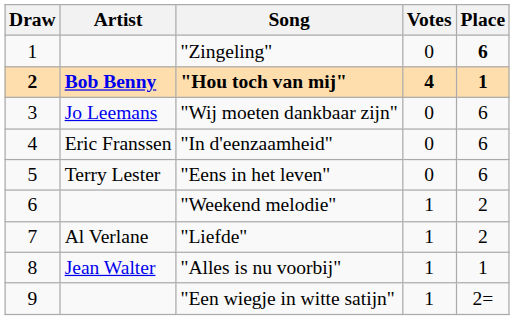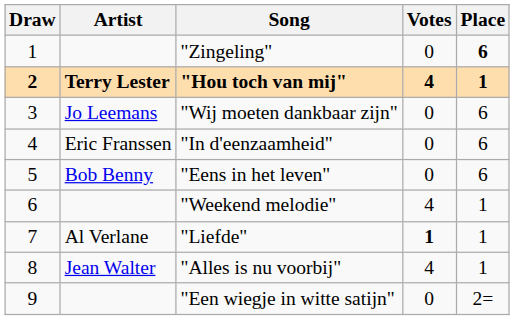(110, 81) Bob Benny -> (117, 81) Terry Lester
(112, 174) Terry Lester -> (109, 174) Bob Benny
(429, 205) 1 -> (429, 205) 4
(483, 205) 2 -> (483, 205) 1
(429, 236) normal -> (429, 236) bold
(483, 236) 2 -> (483, 236) 1
(429, 267) 1 -> (429, 267) 4
(429, 298) 1 -> (429, 298) 0
